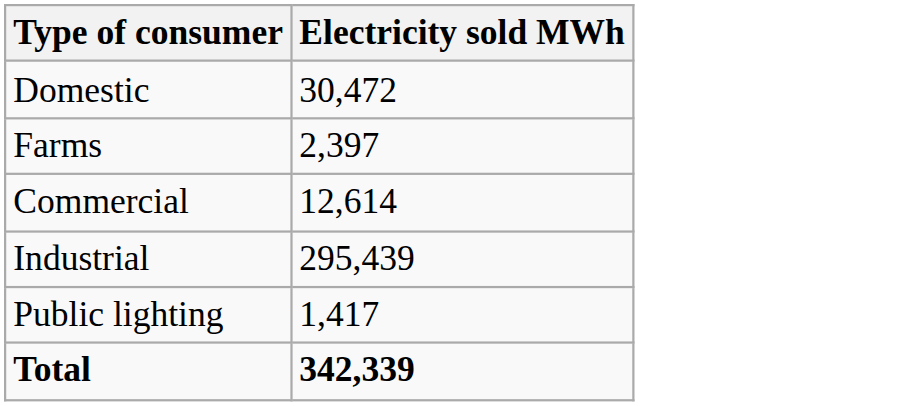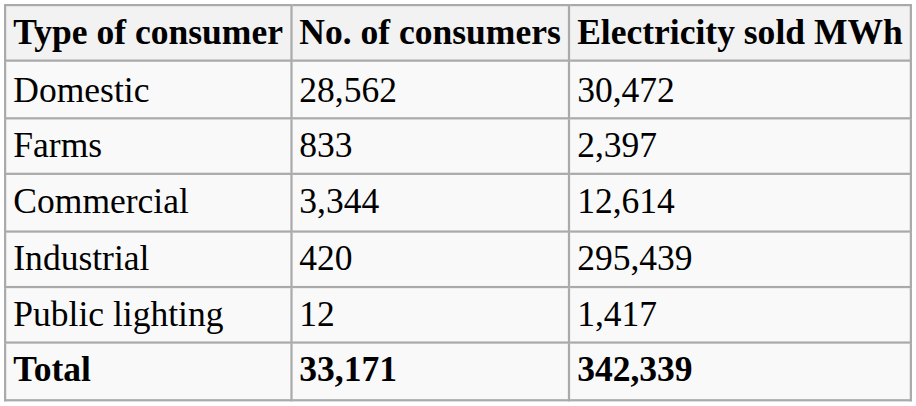+ column: (430, 32)
